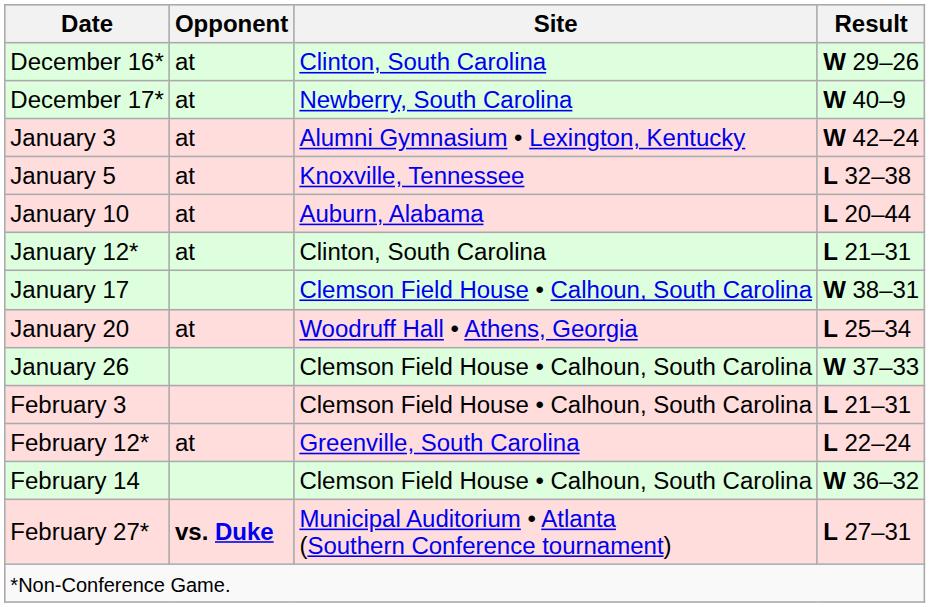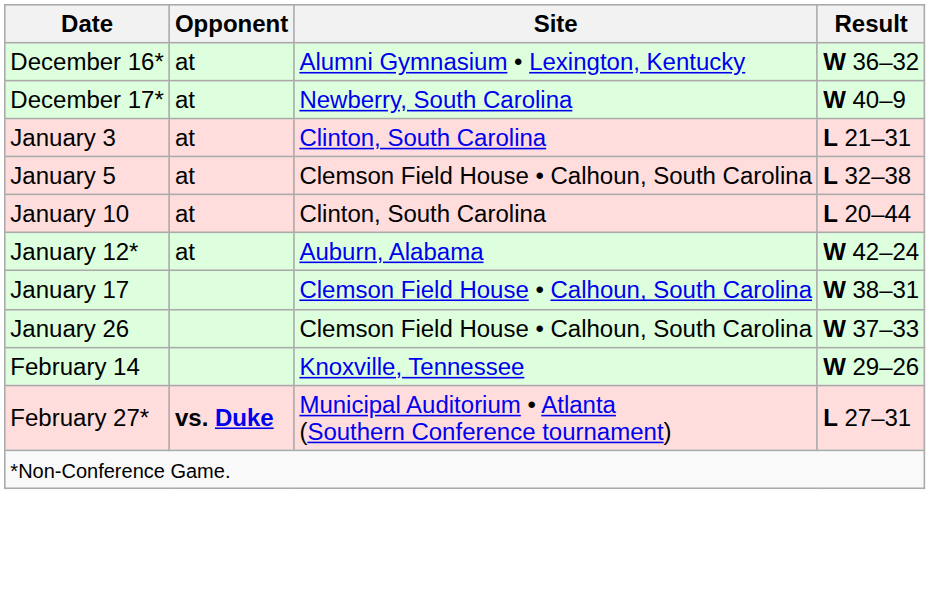(423, 62) Clinton, South Carolina -> (522, 62) Alumni Gymnasium • Lexington, Kentucky
(871, 62) W 29–26 -> (871, 62) W 36–32
(522, 138) Alumni Gymnasium • Lexington, Kentucky -> (423, 138) Clinton, South Carolina
(871, 138) W 42–24 -> (867, 138) L 21–31
(412, 176) Knoxville, Tennessee -> (556, 176) Clemson Field House • Calhoun, South Carolina
(391, 214) Auburn, Alabama -> (423, 214) Clinton, South Carolina
(423, 252) Clinton, South Carolina -> (391, 252) Auburn, Alabama
(867, 252) L 21–31 -> (871, 252) W 42–24
- row: (70, 328)
- row: (68, 404)
- row: (80, 442)
(556, 480) Clemson Field House • Calhoun, South Carolina -> (412, 366) Knoxville, Tennessee
(871, 480) W 36–32 -> (871, 366) W 29–26
